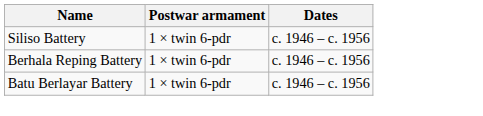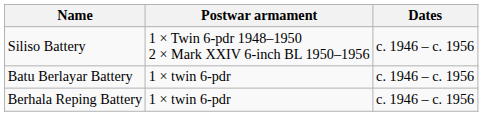(190, 38) 1 × twin 6-pdr -> (259, 46) 1 × Twin 6-pdr 1948–1950 2 × Mark XXIV 6-inch BL 1950–1956
rows swapped: (70, 83) <-> (75, 60)
